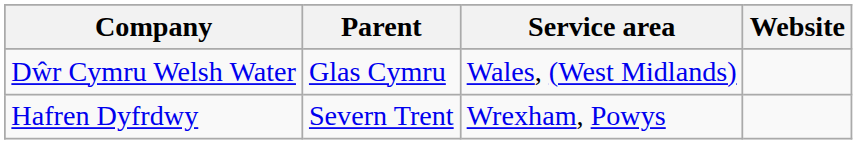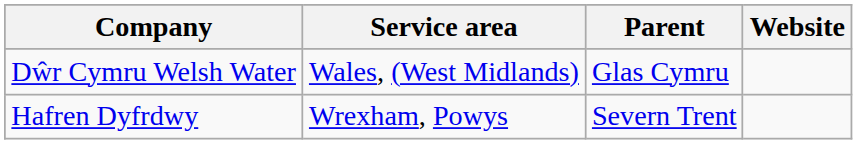columns swapped: (602, 26) <-> (381, 26)
